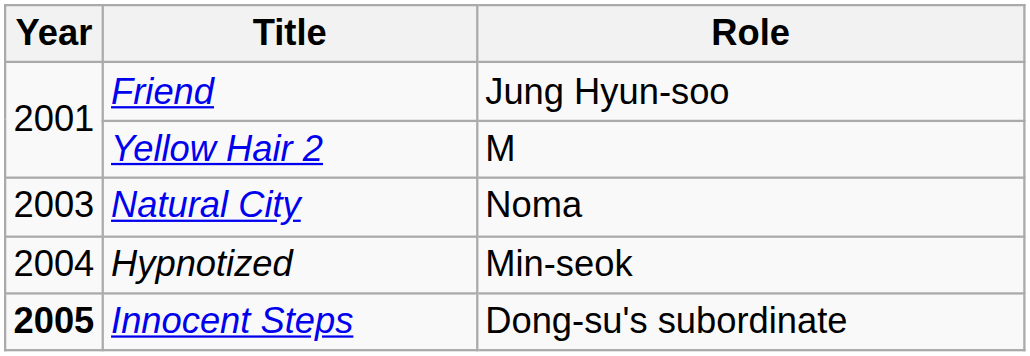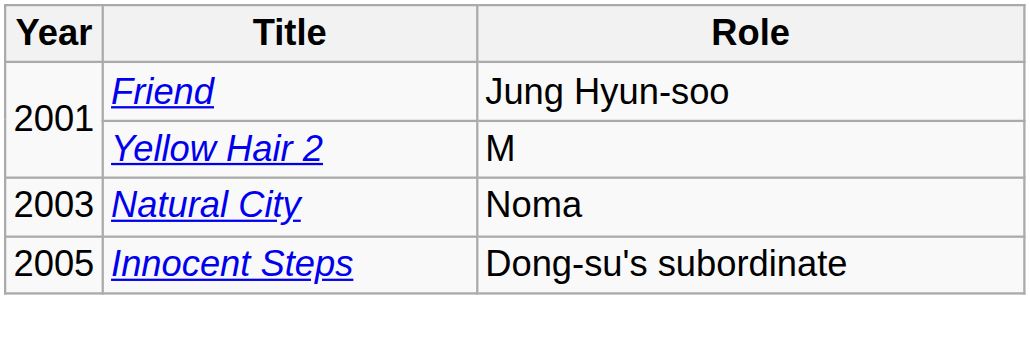- row: (202, 263)
(54, 321) bold -> (54, 263) normal
